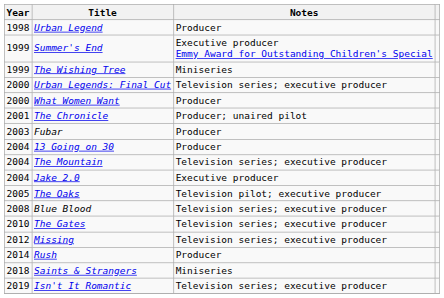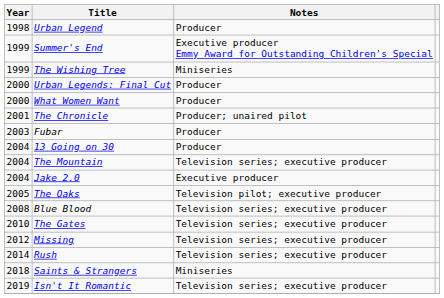(281, 85) Television series; executive producer -> (198, 85) Producer
(198, 255) Producer -> (281, 255) Television series; executive producer
